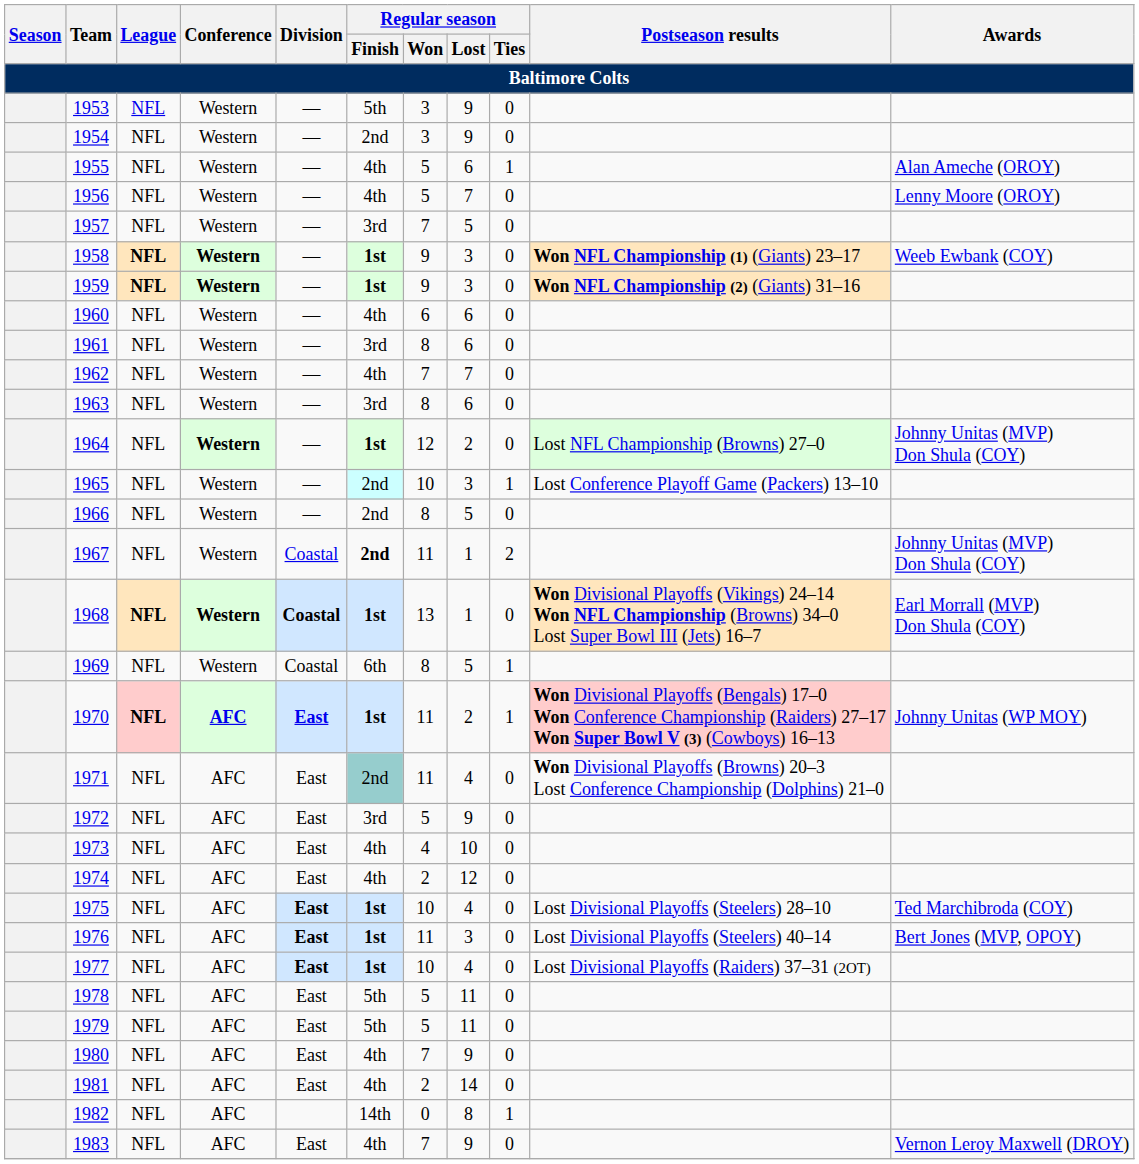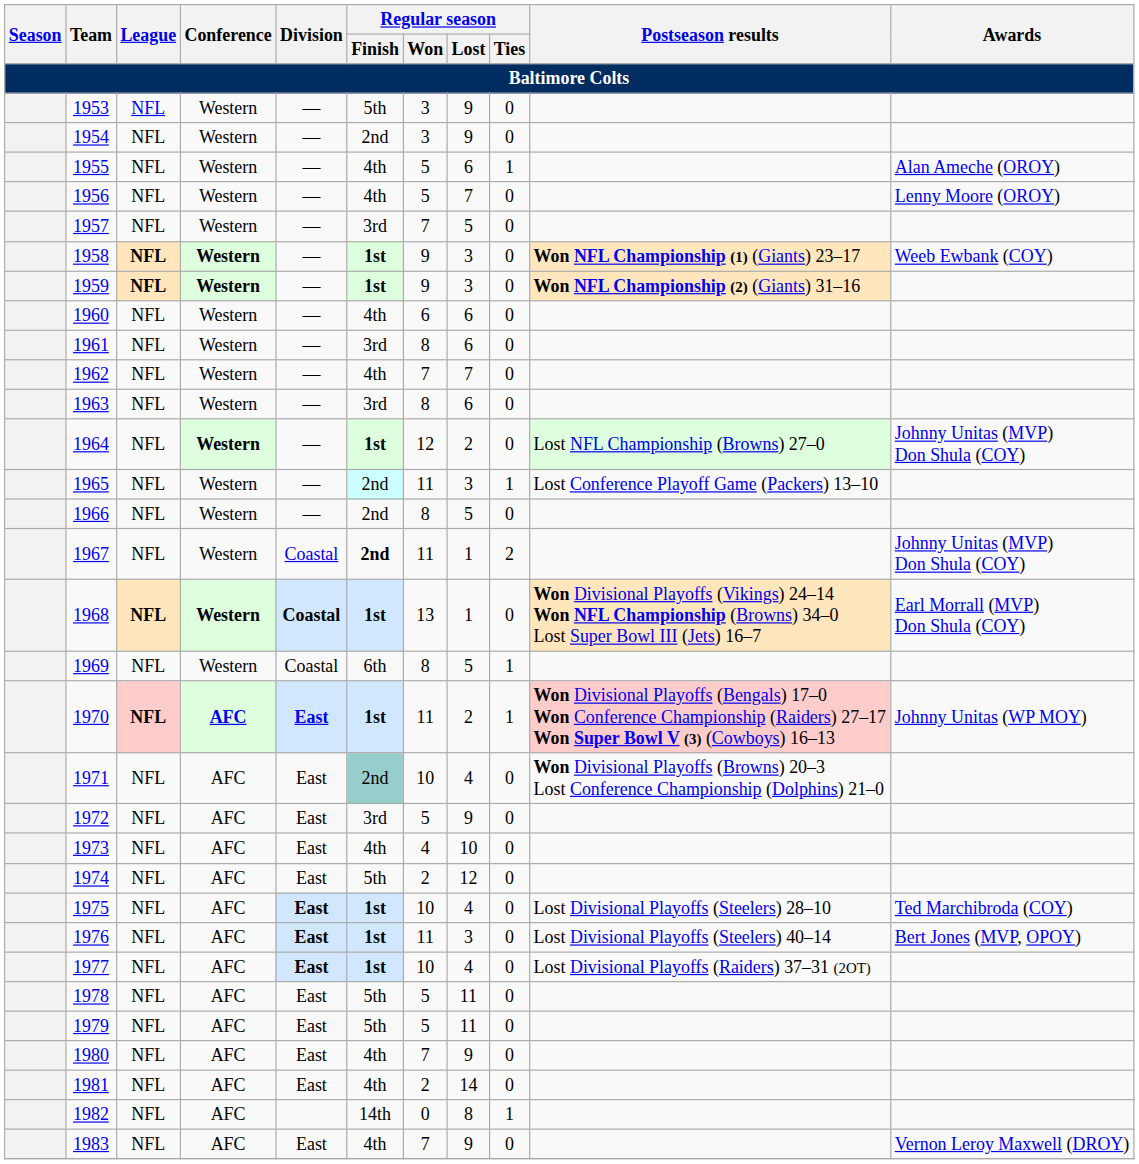(425, 484) 10 -> (425, 484) 11
(425, 778) 11 -> (425, 778) 10
(375, 877) 4th -> (375, 877) 5th
